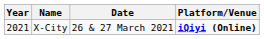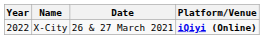(18, 27) 2021 -> (18, 27) 2022
